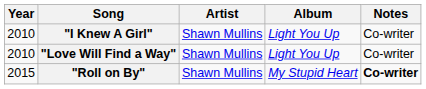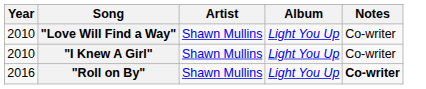rows swapped: (108, 53) <-> (108, 34)
(21, 73) 2015 -> (21, 73) 2016
(313, 73) My Stupid Heart -> (304, 73) Light You Up
